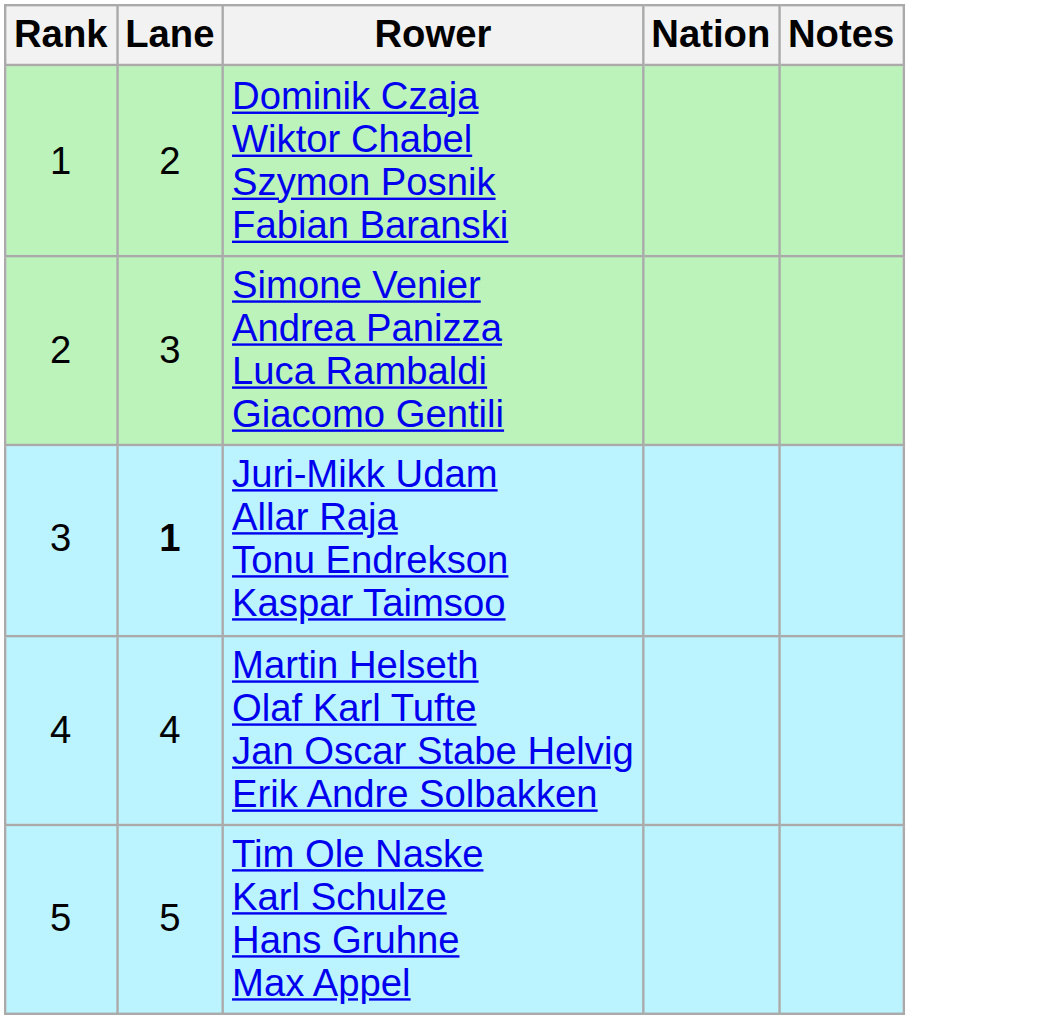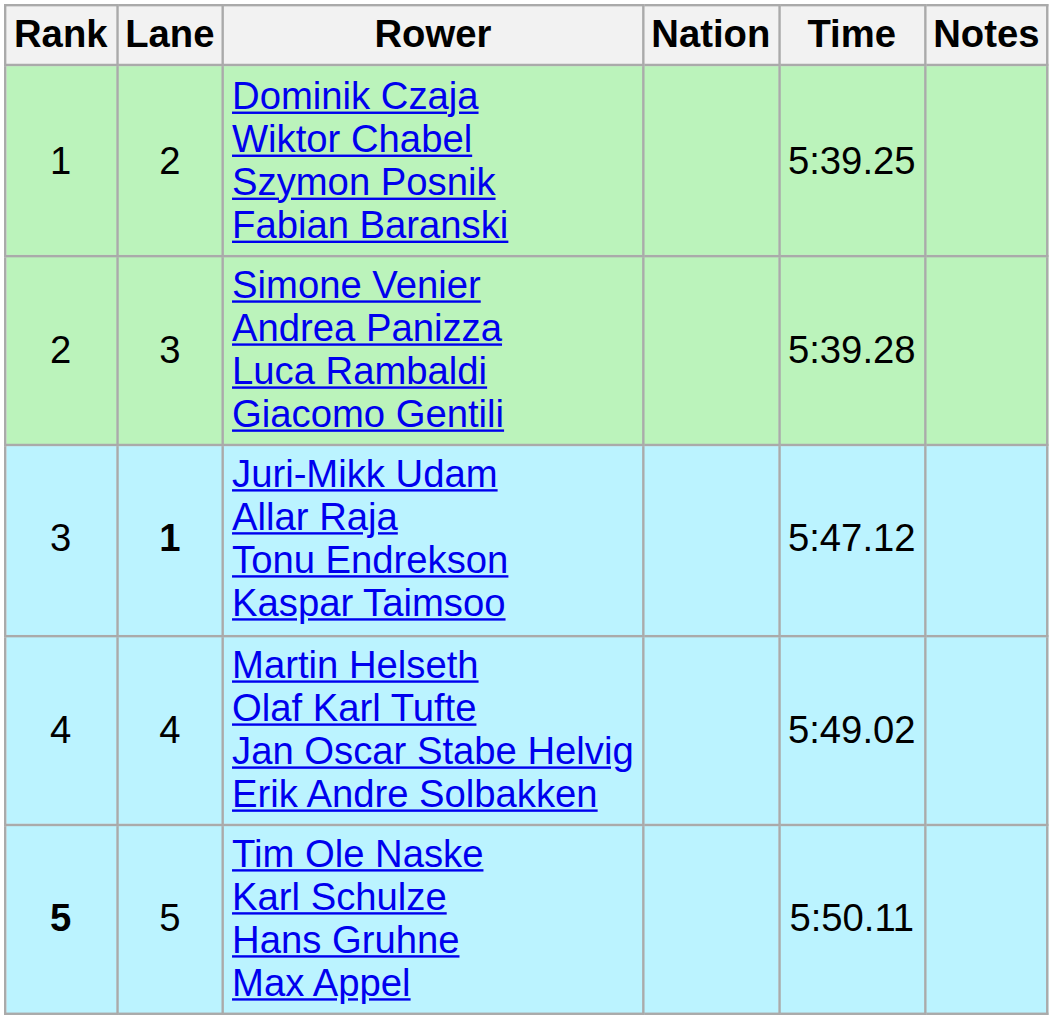+ column: (852, 34)
(61, 918) normal -> (61, 918) bold
